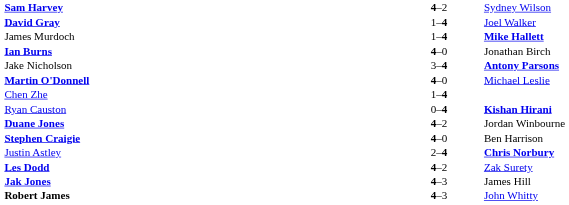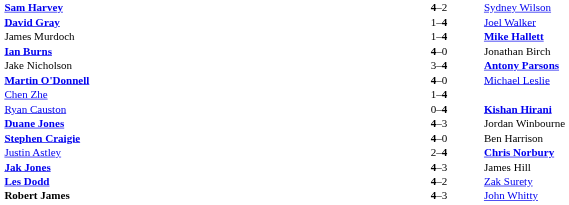(439, 123) 4–2 -> (439, 123) 4–3
rows swapped: (27, 167) <-> (28, 181)
